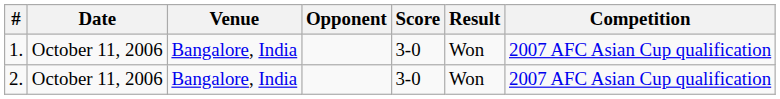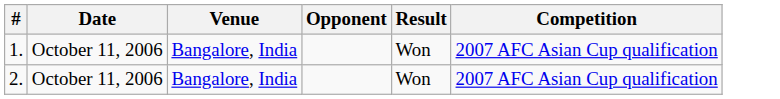- column: (418, 19)
